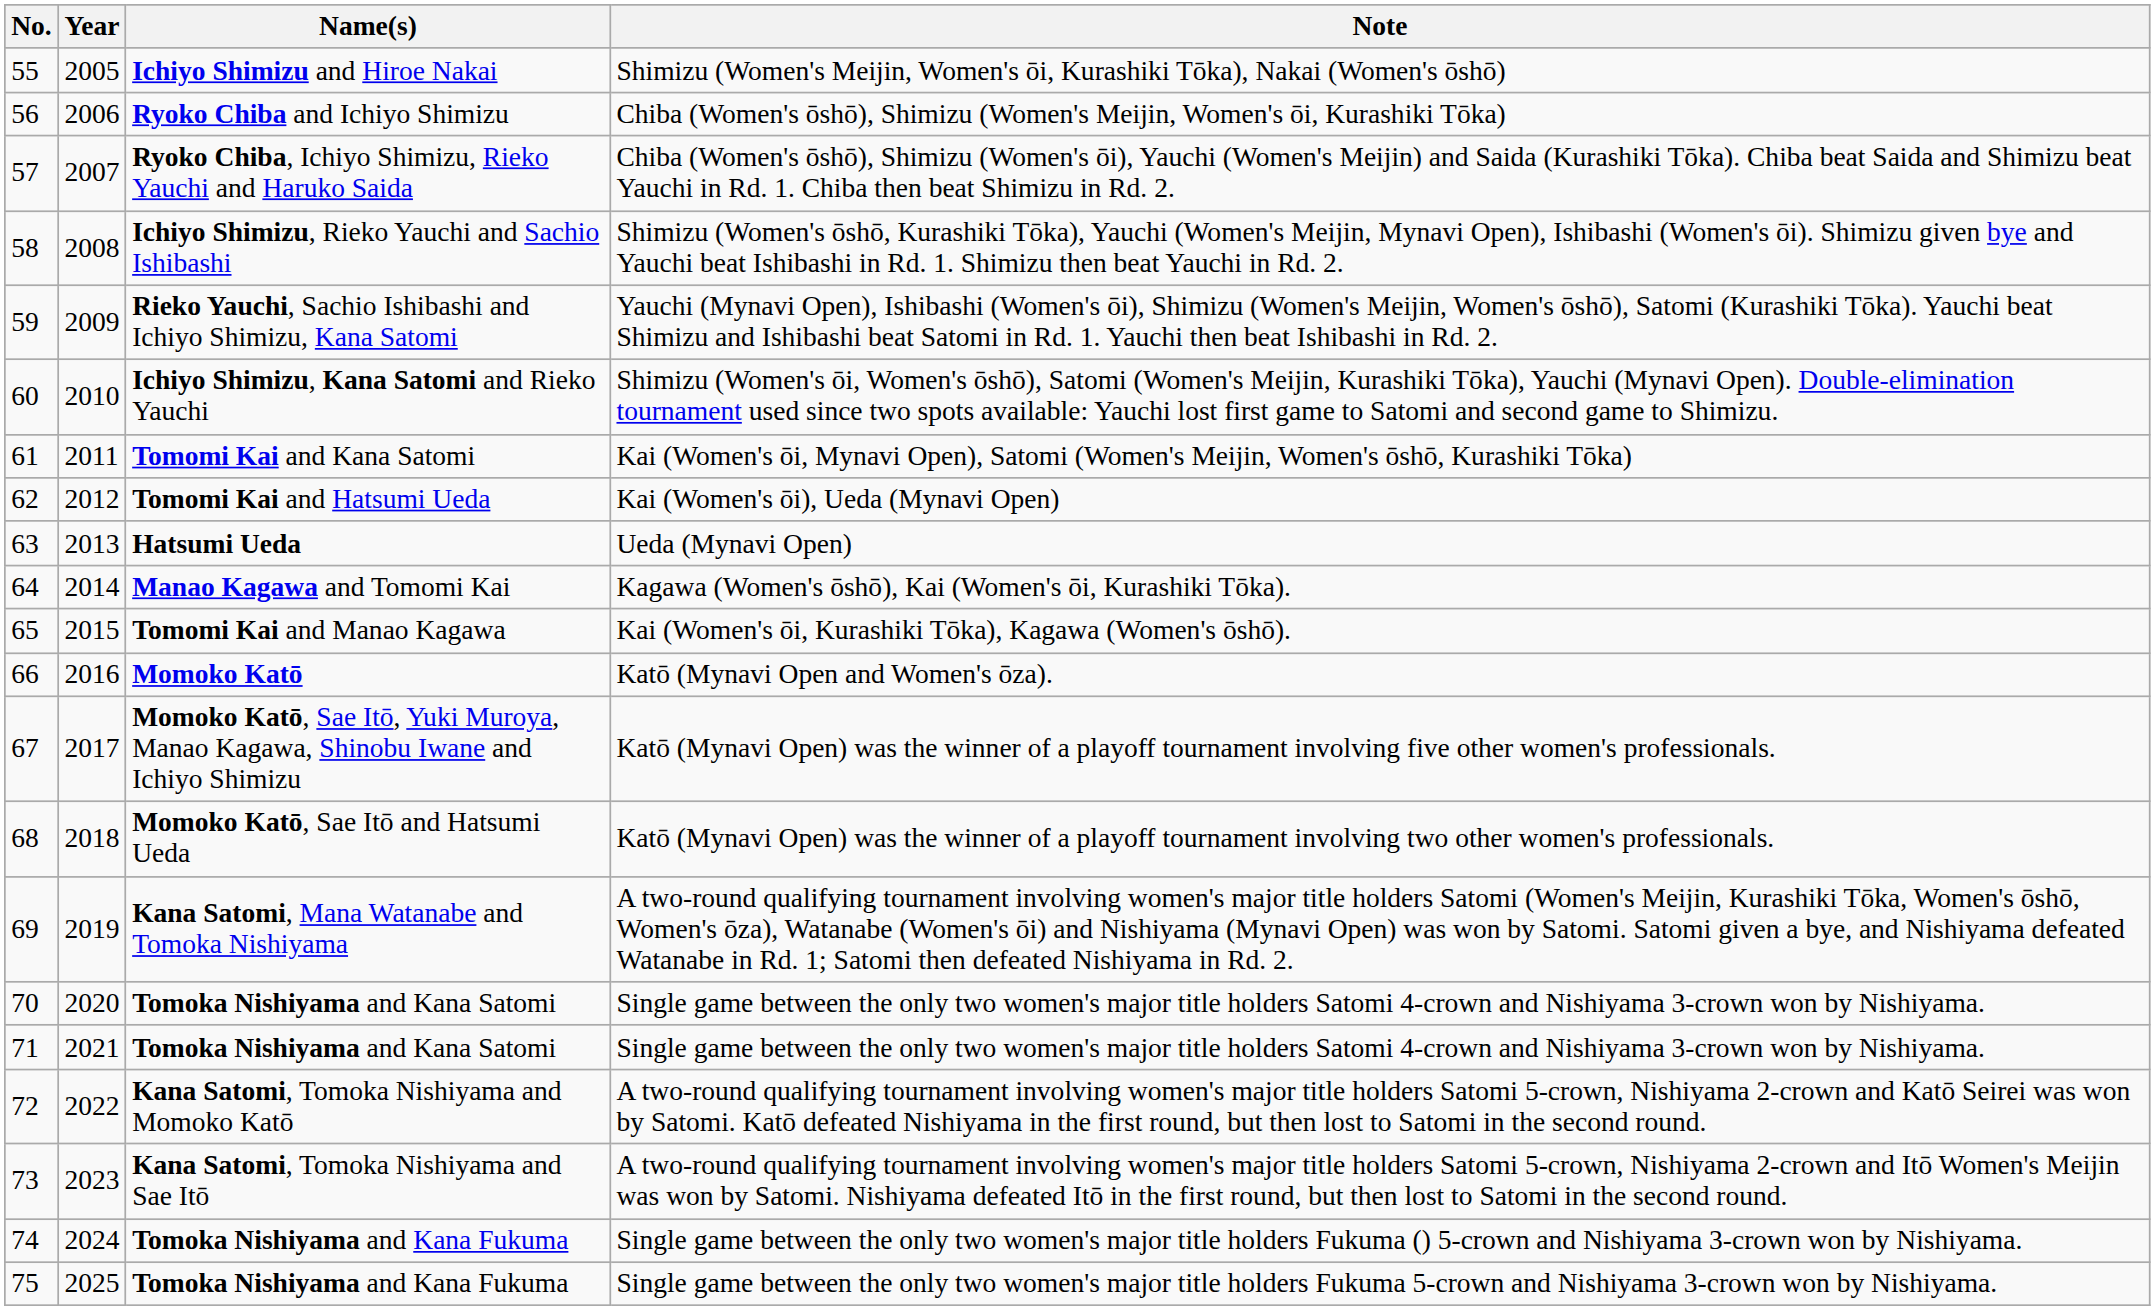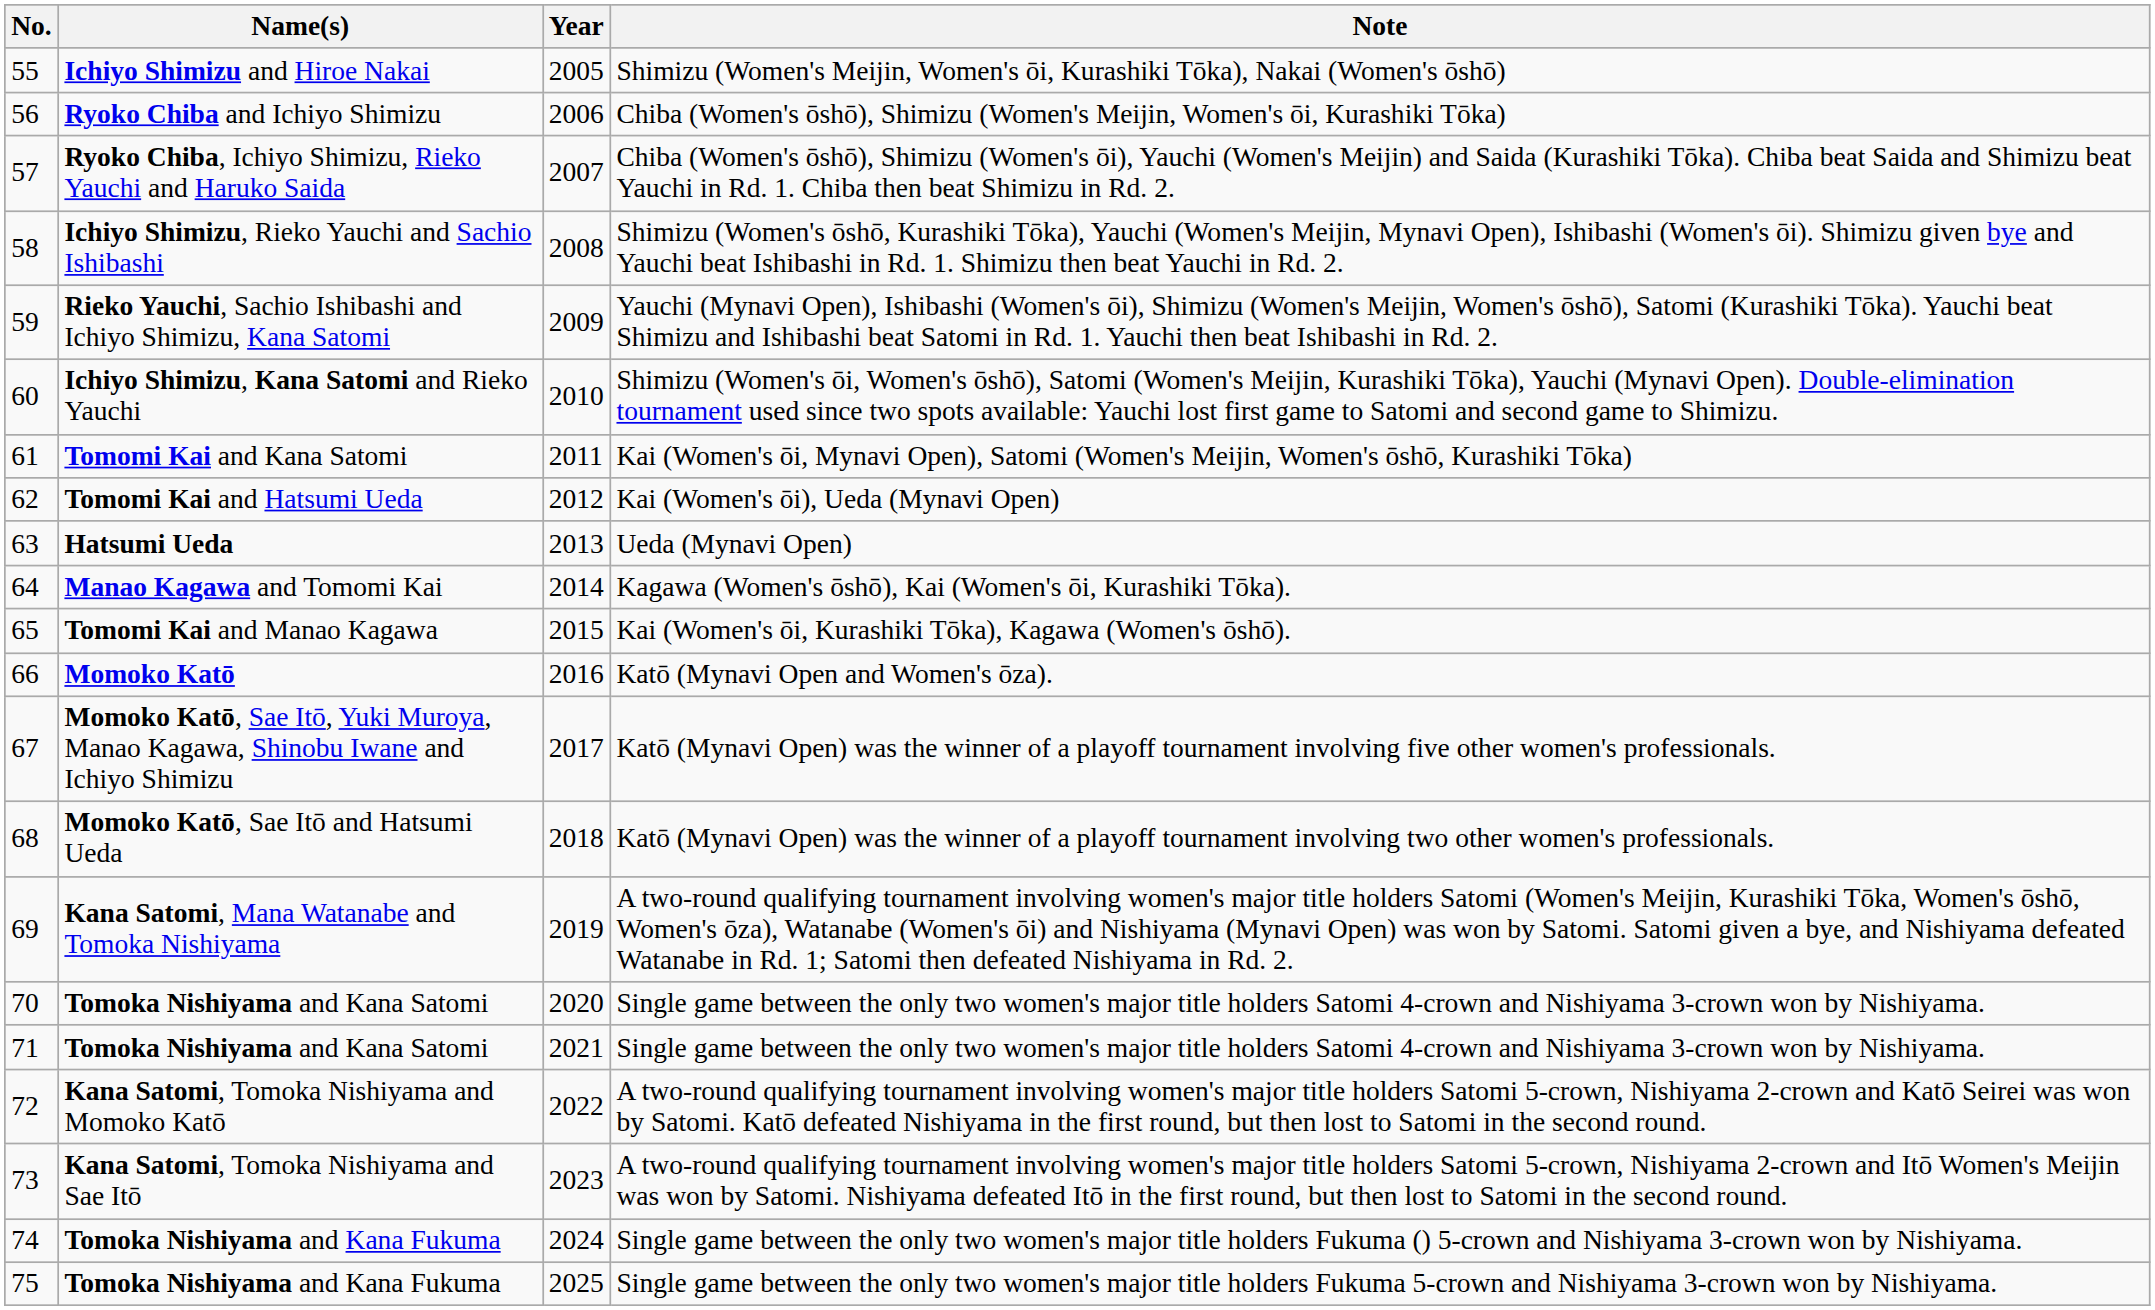columns swapped: (92, 26) <-> (368, 26)
